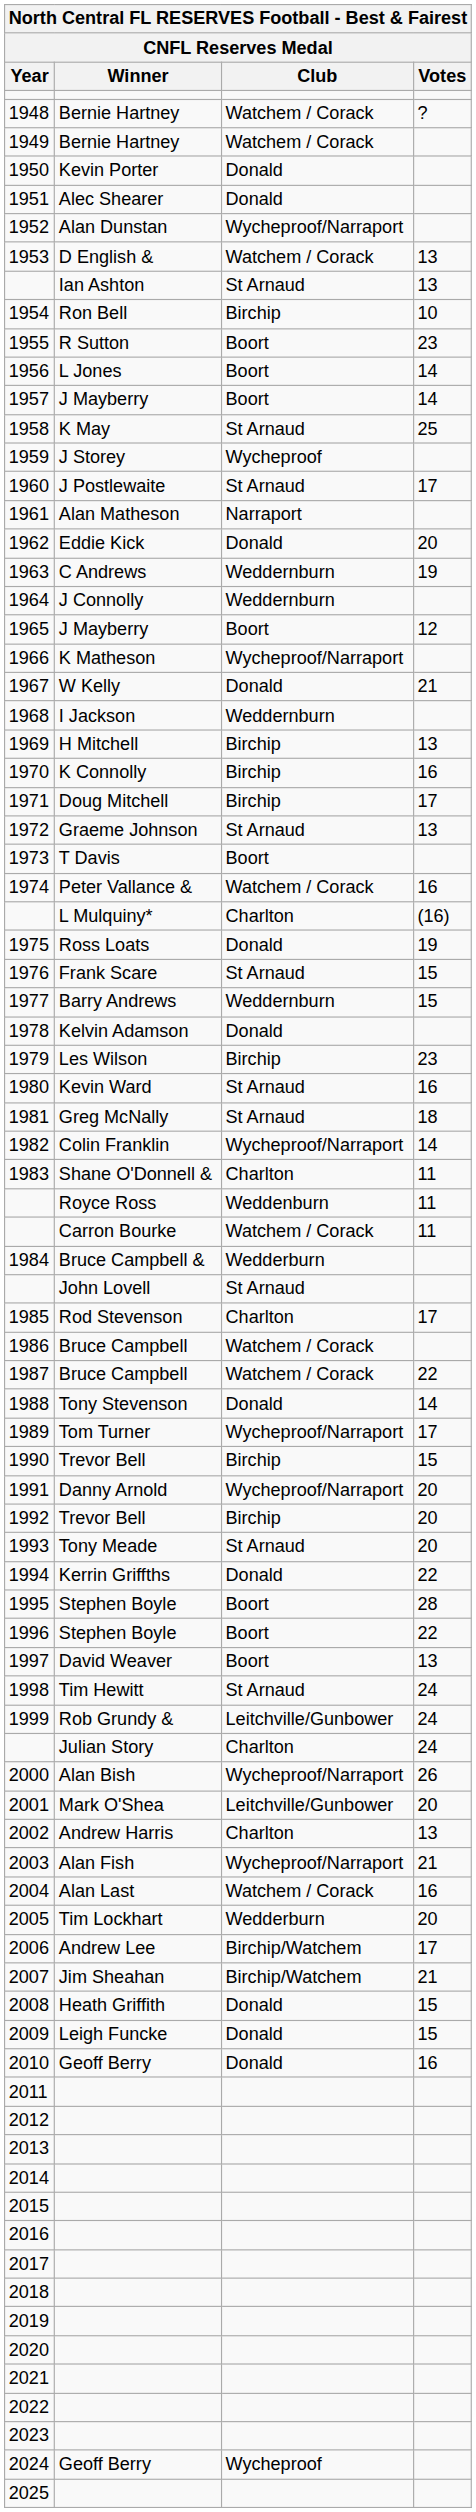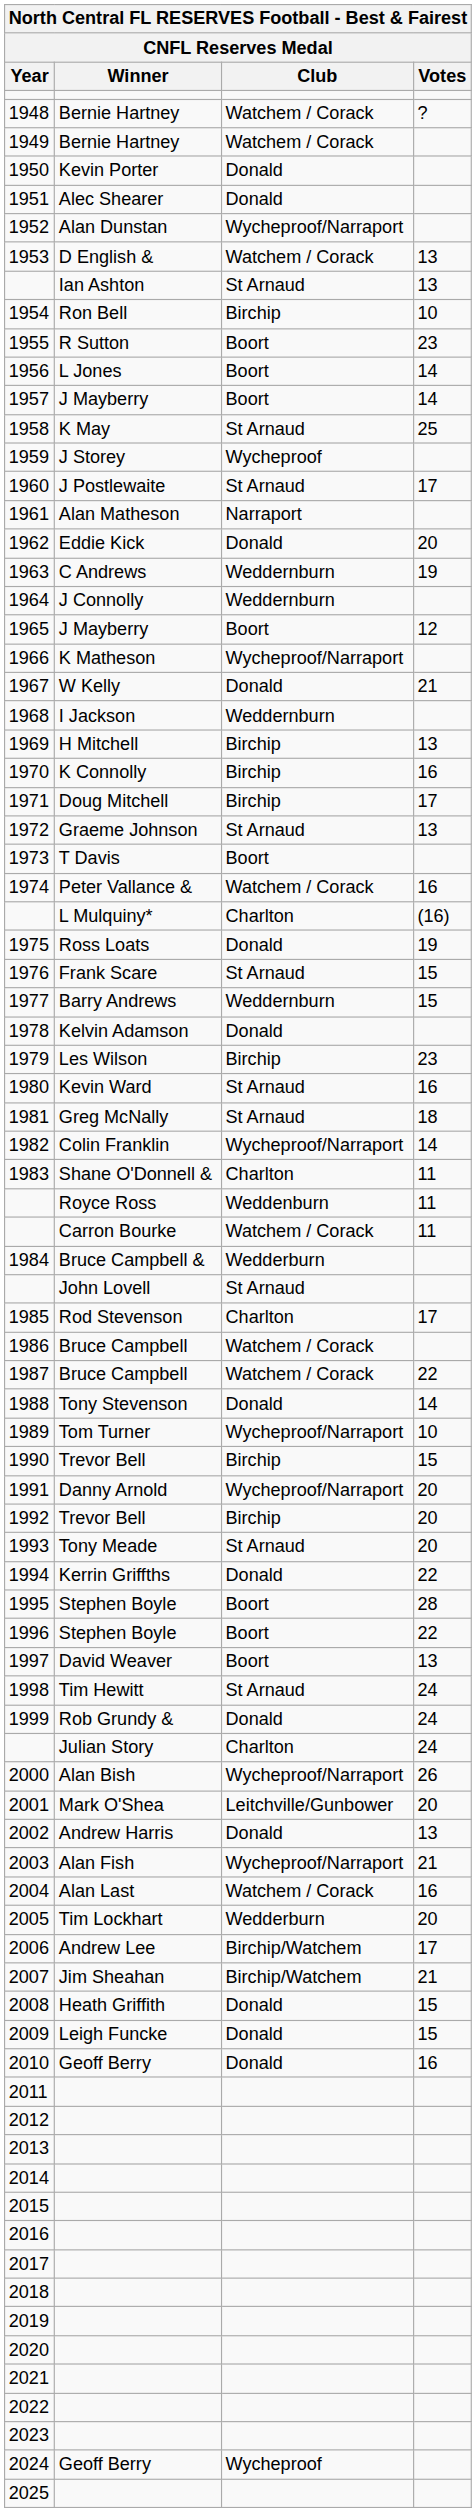(428, 1432) 17 -> (428, 1432) 10
(309, 1718) Leitchville/Gunbower -> (254, 1718) Donald
(260, 1833) Charlton -> (254, 1833) Donald
